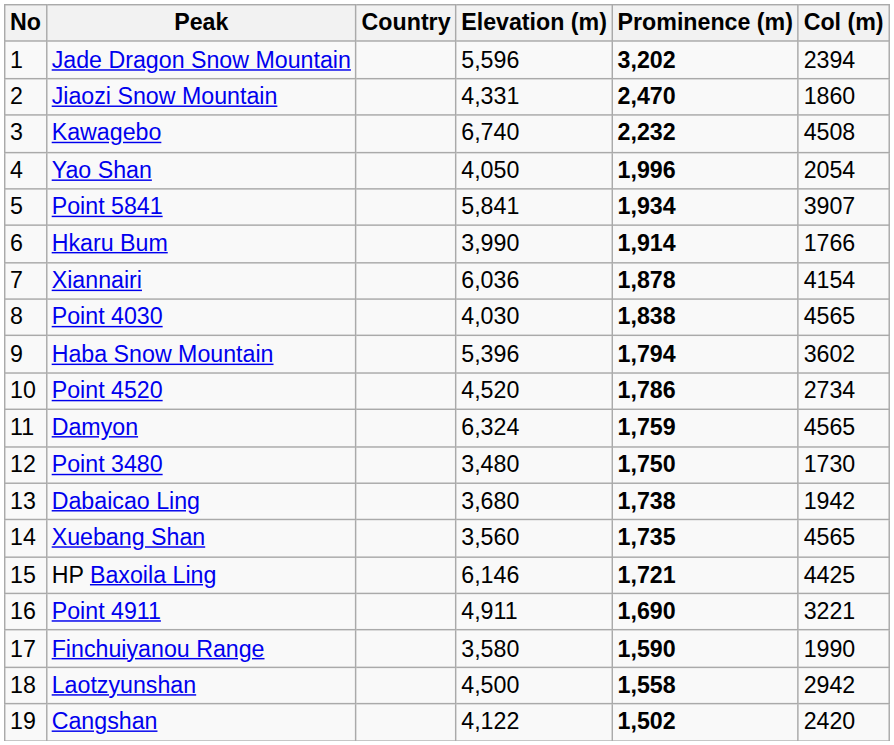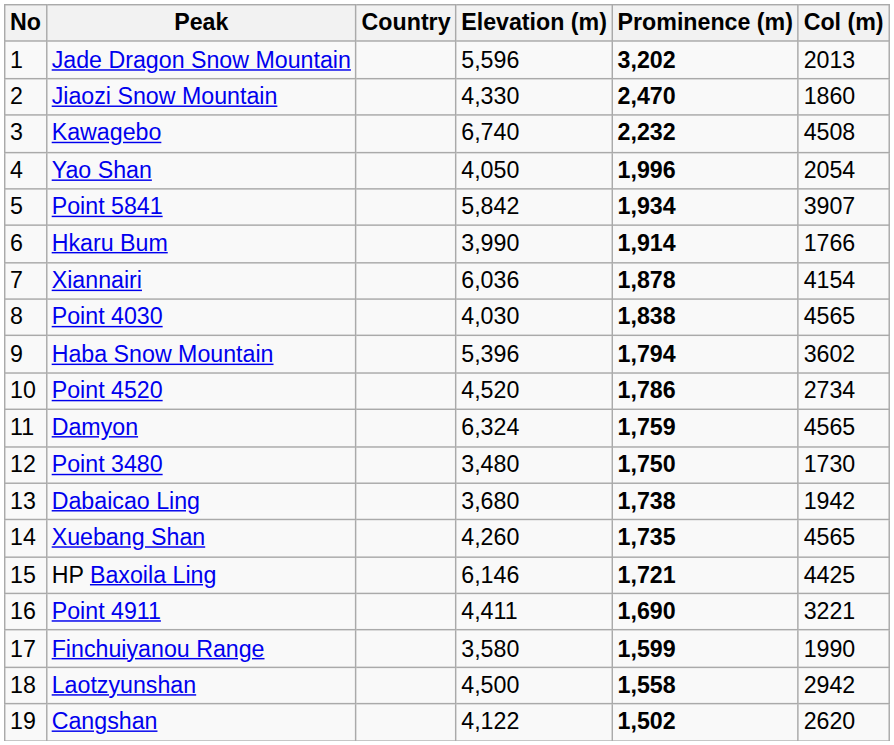(829, 59) 2394 -> (829, 59) 2013
(490, 96) 4,331 -> (490, 96) 4,330
(490, 206) 5,841 -> (490, 206) 5,842
(490, 538) 3,560 -> (490, 538) 4,260
(489, 611) 4,911 -> (489, 611) 4,411
(647, 648) 1,590 -> (647, 648) 1,599
(829, 721) 2420 -> (829, 721) 2620
